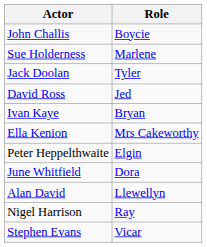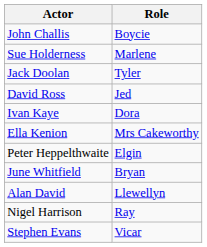(130, 113) Bryan -> (127, 113) Dora
(127, 172) Dora -> (130, 172) Bryan
